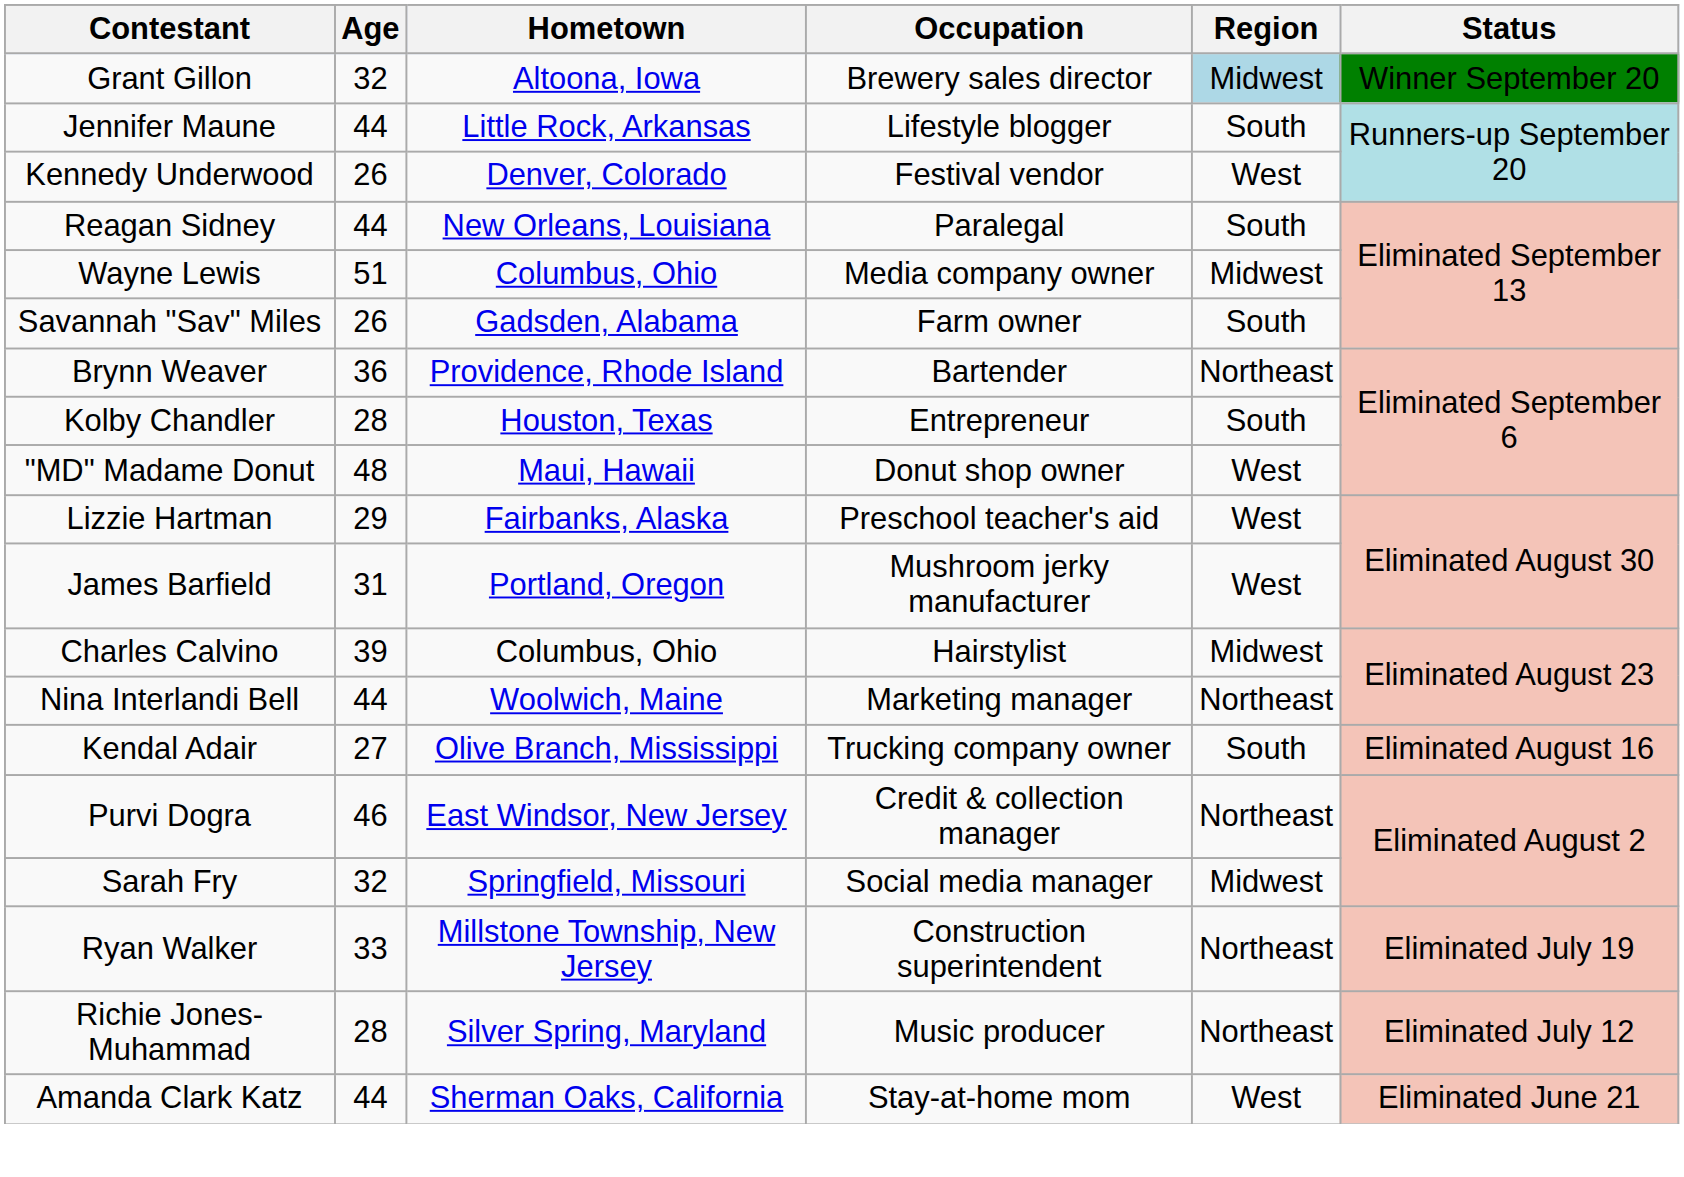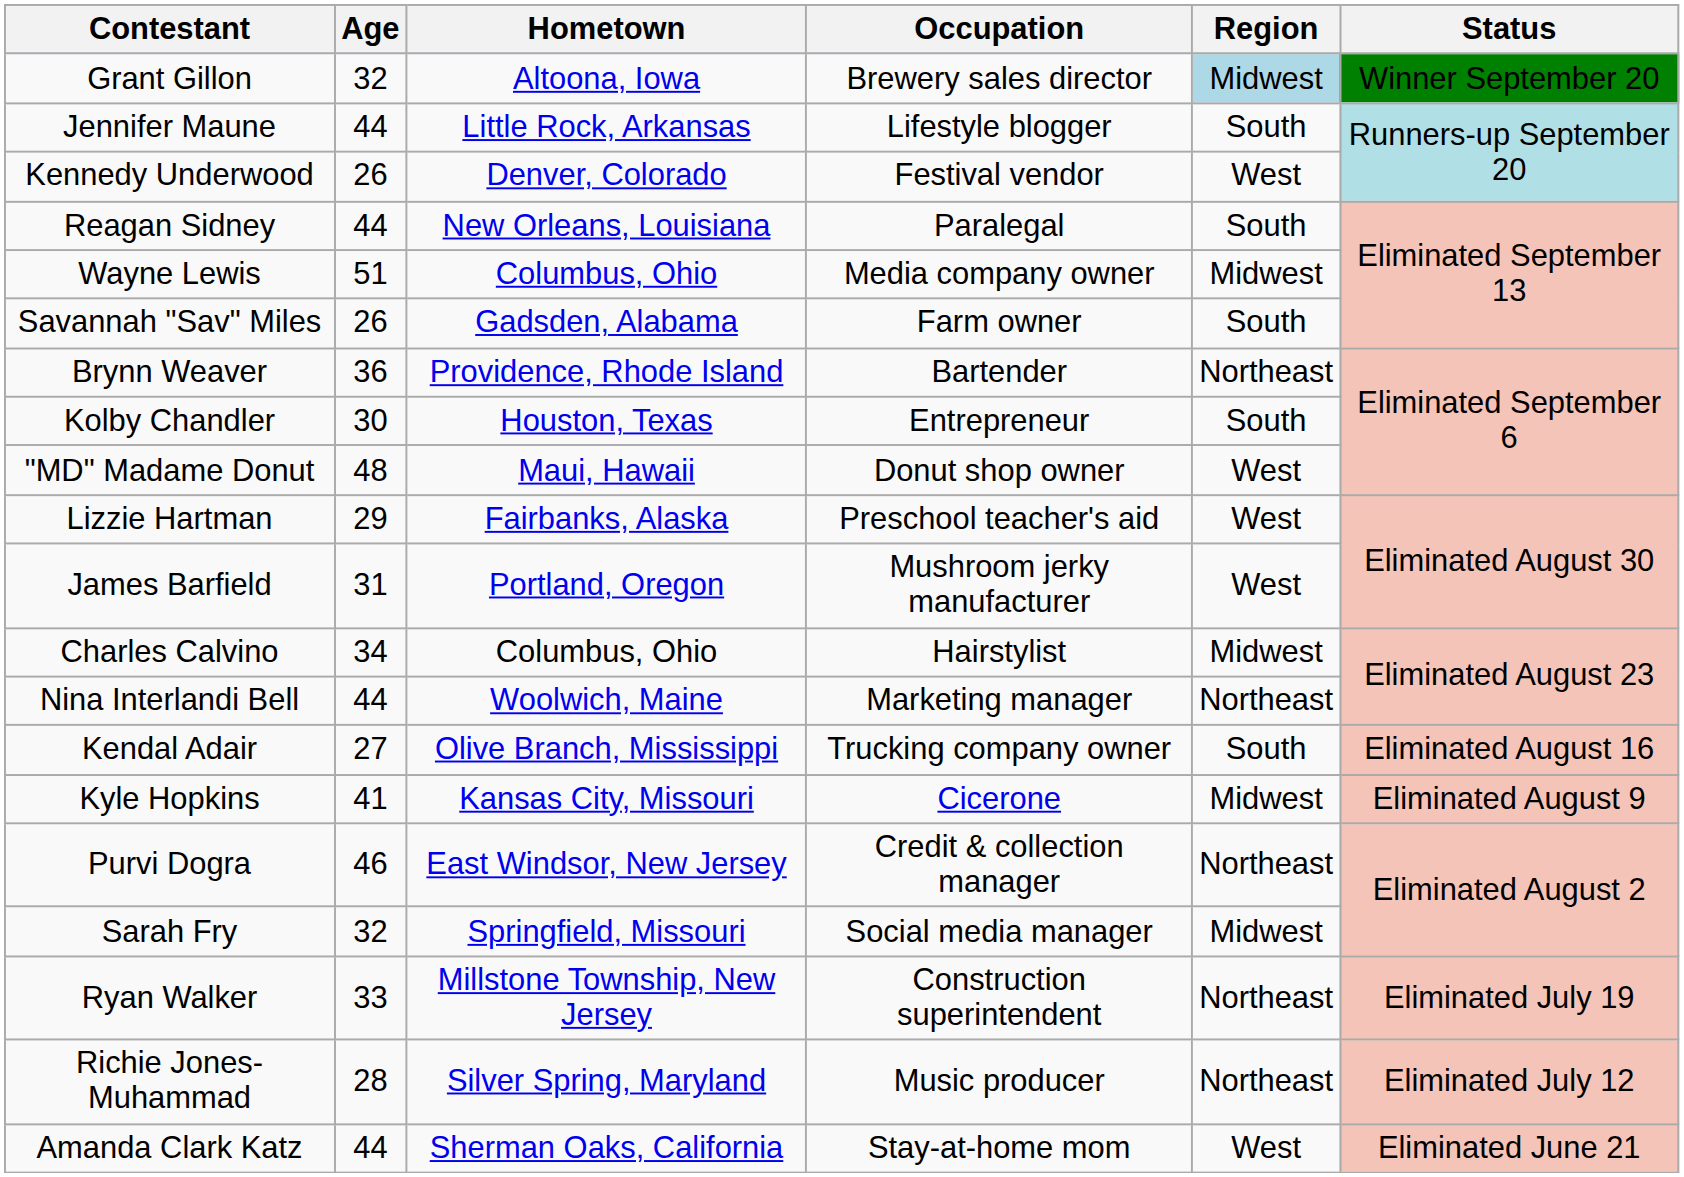(370, 420) 28 -> (370, 420) 30
(370, 651) 39 -> (370, 651) 34
+ row: (170, 798)
